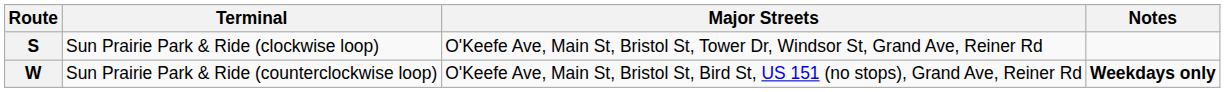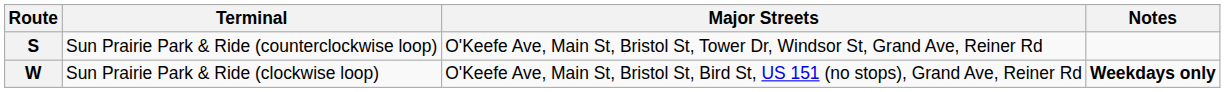(223, 45) Sun Prairie Park & Ride (clockwise loop) -> (252, 45) Sun Prairie Park & Ride (counterclockwise loop)
(252, 73) Sun Prairie Park & Ride (counterclockwise loop) -> (223, 73) Sun Prairie Park & Ride (clockwise loop)
